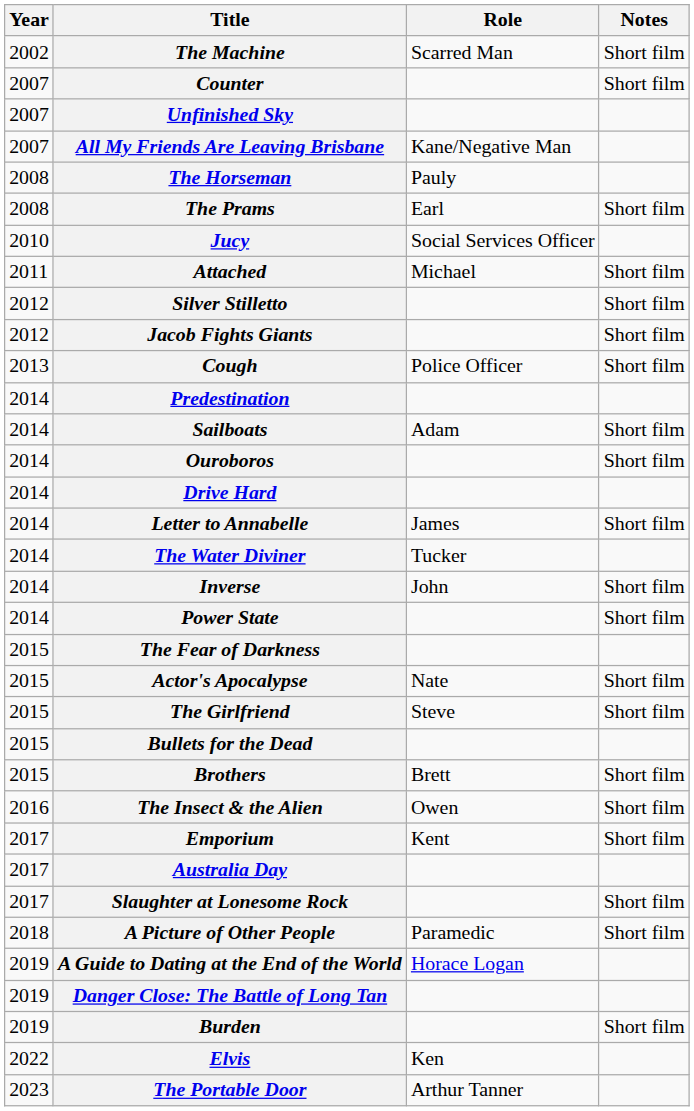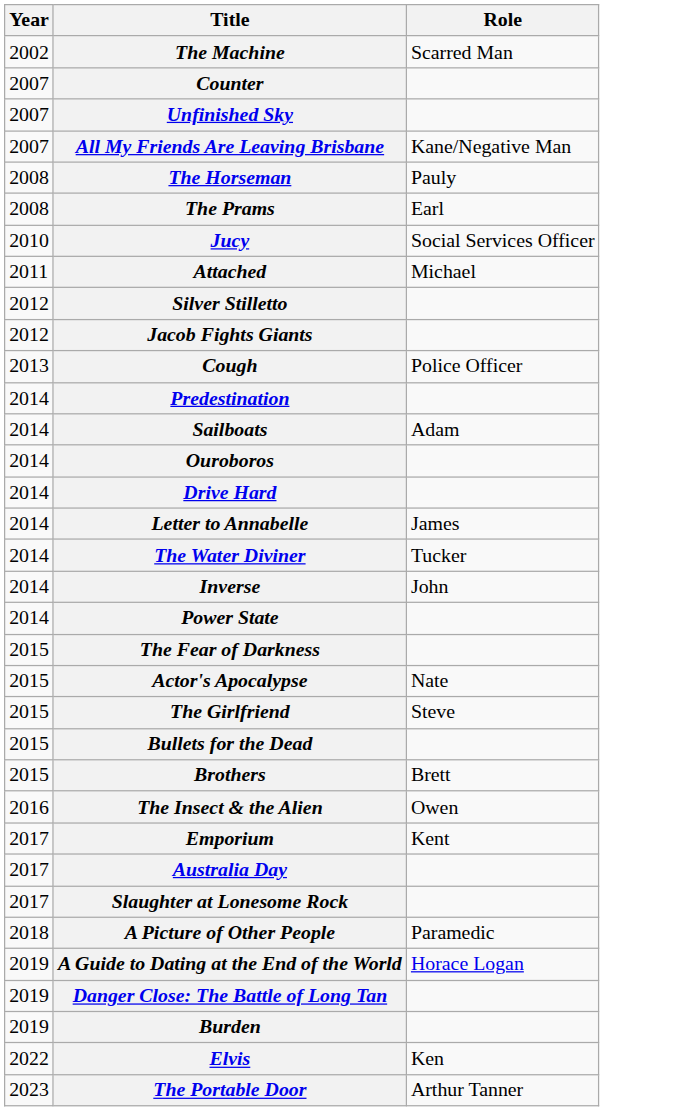- column: (644, 20)
